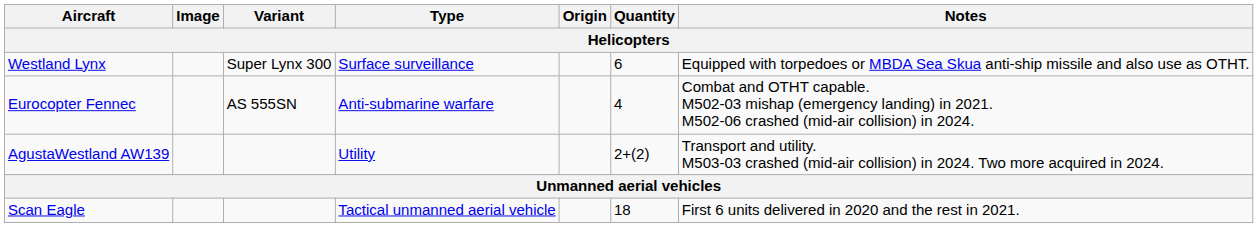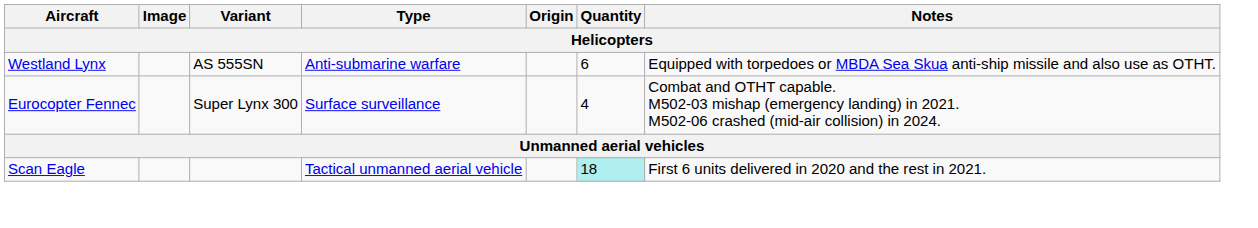(279, 64) Super Lynx 300 -> (228, 64) AS 555SN
(406, 64) Surface surveillance -> (383, 64) Anti-submarine warfare
(262, 104) AS 555SN -> (246, 104) Super Lynx 300
(416, 104) Anti-submarine warfare -> (373, 104) Surface surveillance
- row: (89, 154)
(622, 210) no background -> (589, 169) paleturquoise background
